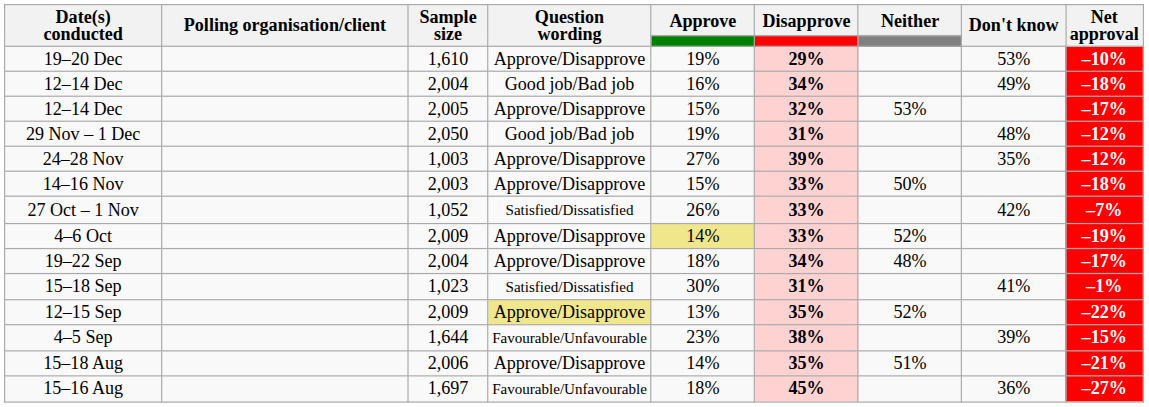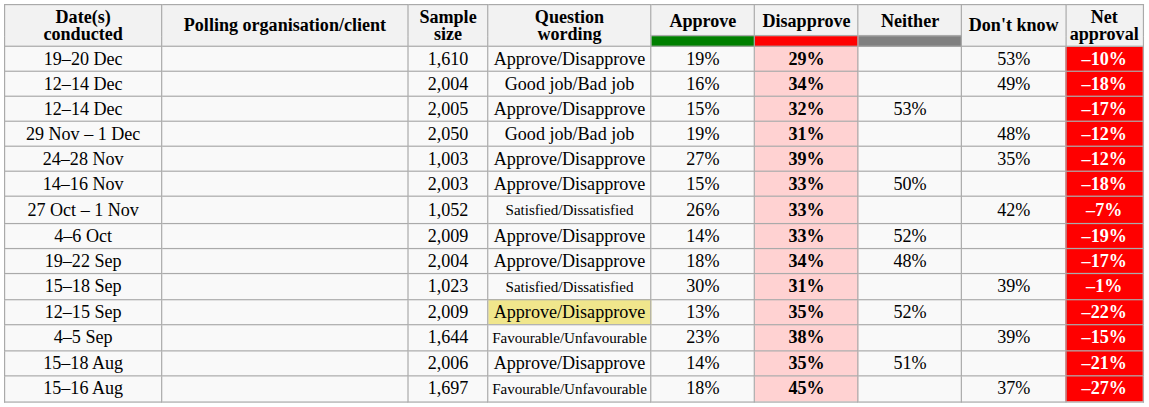(703, 235) khaki background -> (703, 235) no background
(1014, 286) 41% -> (1014, 286) 39%
(1014, 388) 36% -> (1014, 388) 37%
